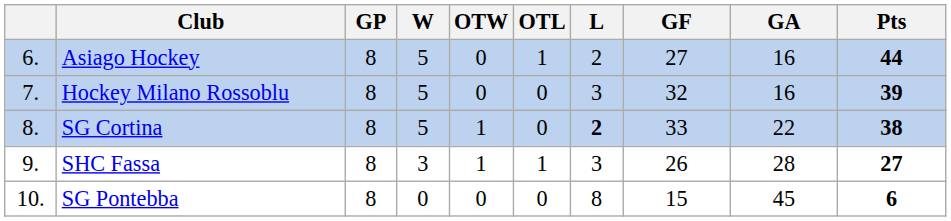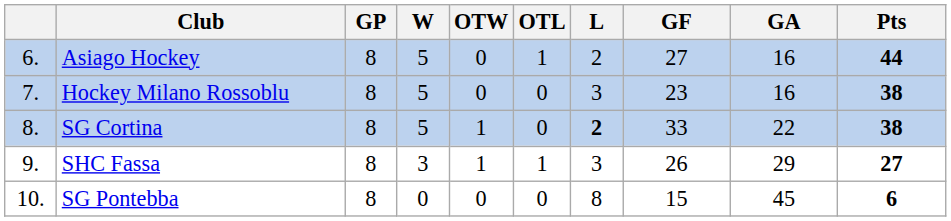(676, 92) 32 -> (676, 92) 23
(891, 92) 39 -> (891, 92) 38
(784, 163) 28 -> (784, 163) 29
